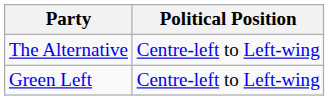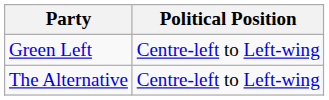rows swapped: (50, 79) <-> (68, 49)
